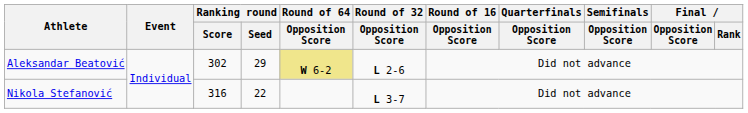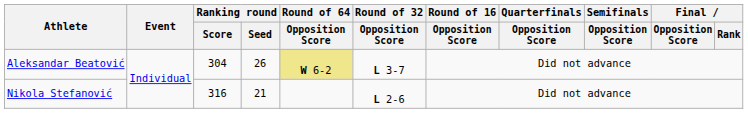(217, 64) 302 -> (217, 64) 304
(260, 64) 29 -> (260, 64) 26
(389, 70) L 2-6 -> (389, 70) L 3-7
(260, 94) 22 -> (260, 94) 21
(389, 100) L 3-7 -> (389, 100) L 2-6
